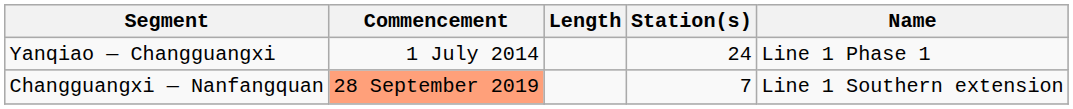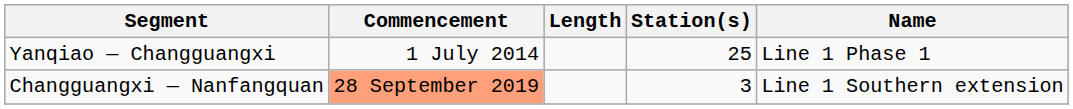(740, 54) 24 -> (740, 54) 25
(746, 87) 7 -> (746, 87) 3
